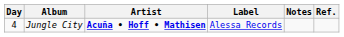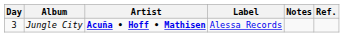(14, 25) 4 -> (14, 25) 3
